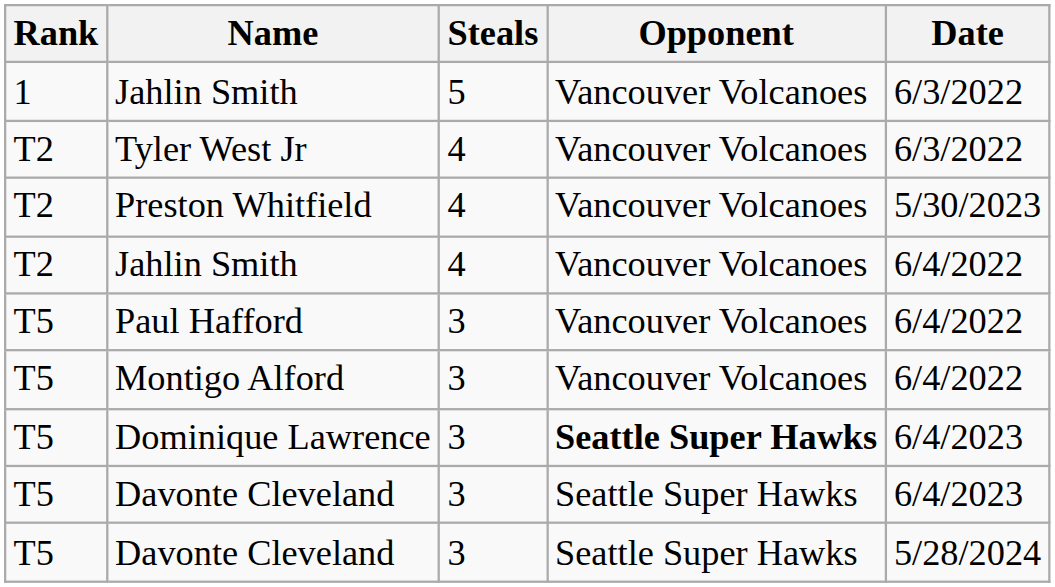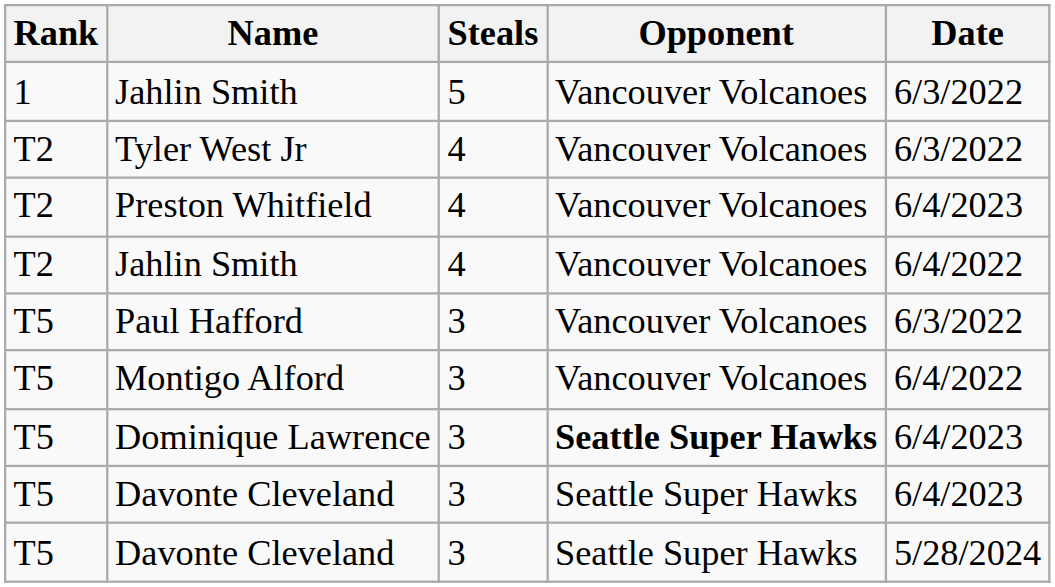(968, 206) 5/30/2023 -> (959, 206) 6/4/2023
(959, 321) 6/4/2022 -> (959, 321) 6/3/2022
